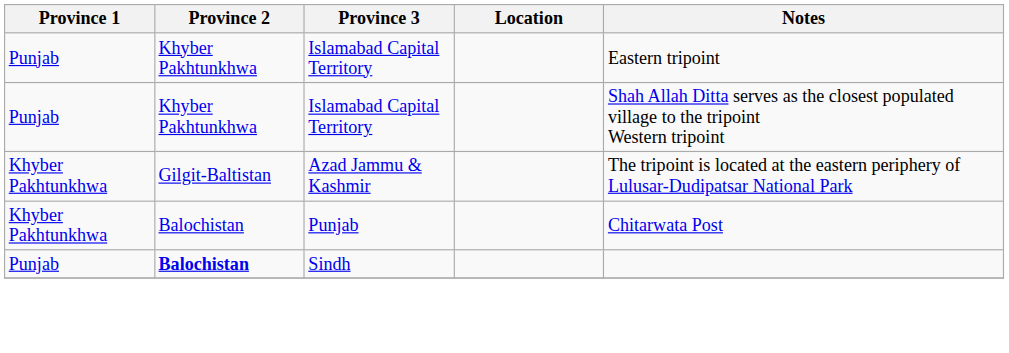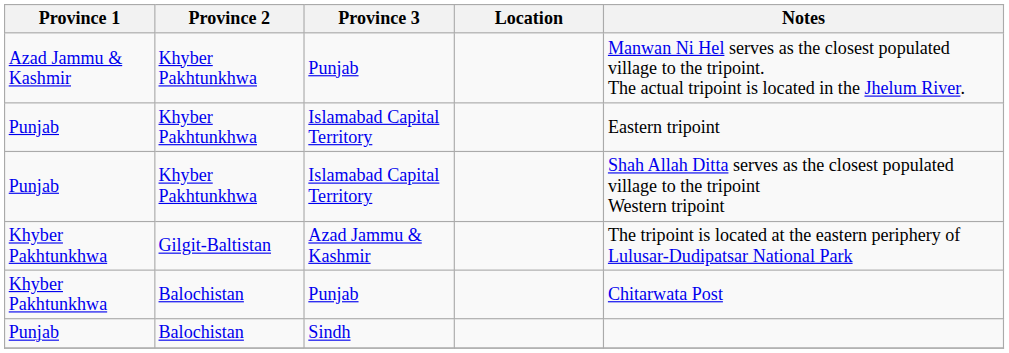+ row: (65, 67)
(204, 263) bold -> (201, 333) normal
